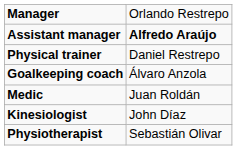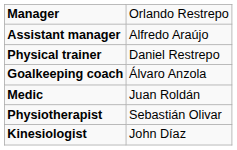(173, 34) bold -> (169, 34) normal
rows swapped: (55, 134) <-> (47, 114)
